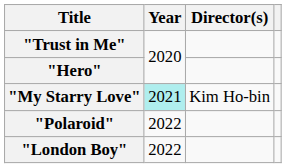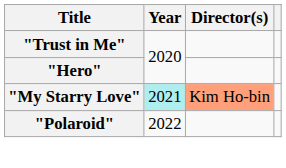(230, 96) no background -> (230, 96) lightsalmon background
- row: (74, 149)
